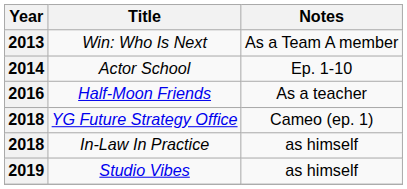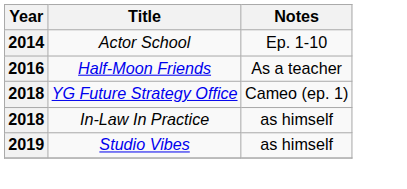- row: (145, 42)
